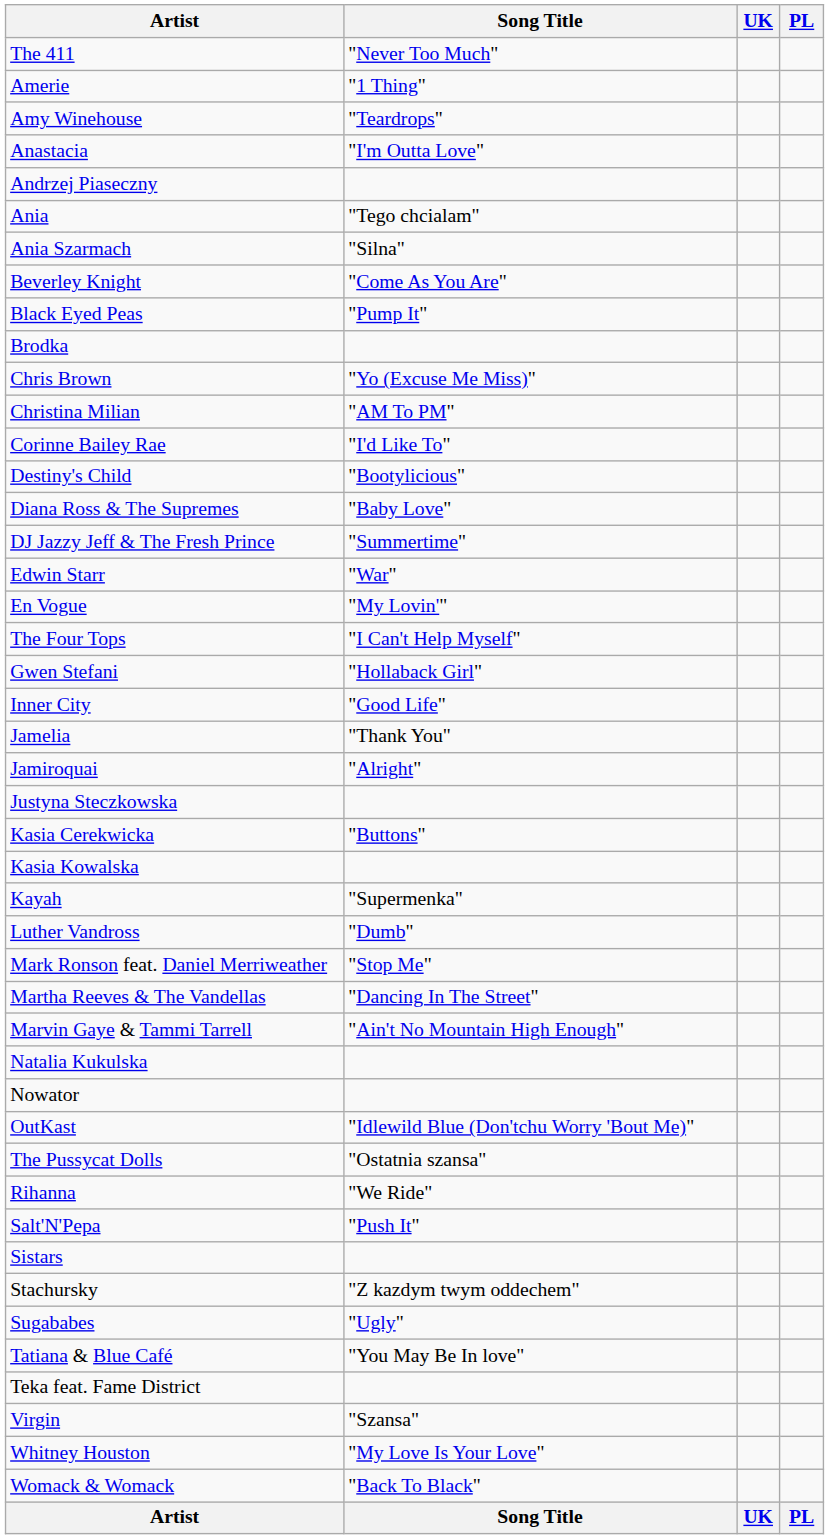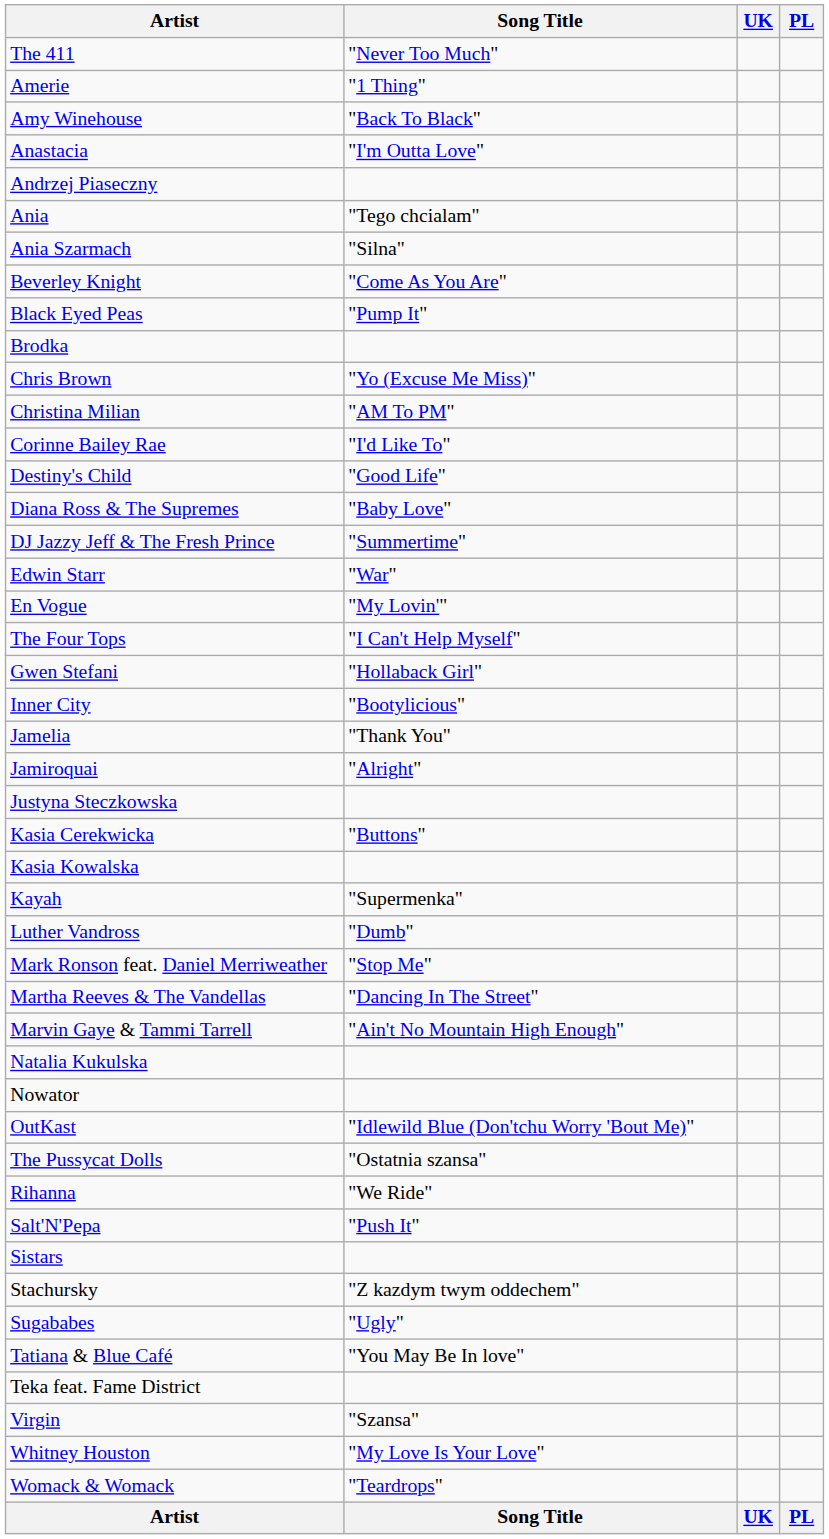(396, 118) "Teardrops" -> (415, 118) "Back To Black"
(407, 476) "Bootylicious" -> (397, 476) "Good Life"
(397, 704) "Good Life" -> (407, 704) "Bootylicious"
(415, 1484) "Back To Black" -> (396, 1484) "Teardrops"
